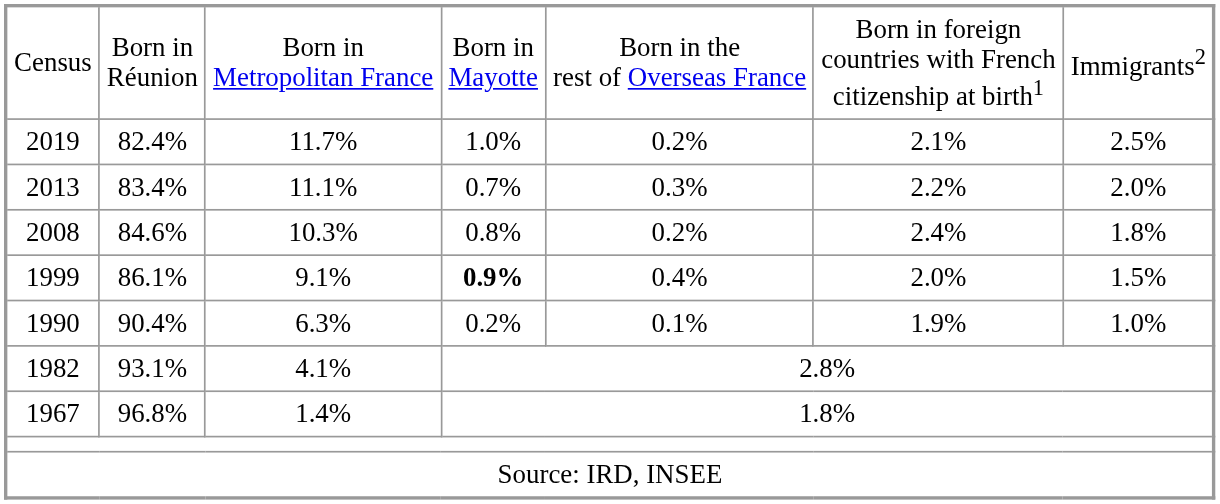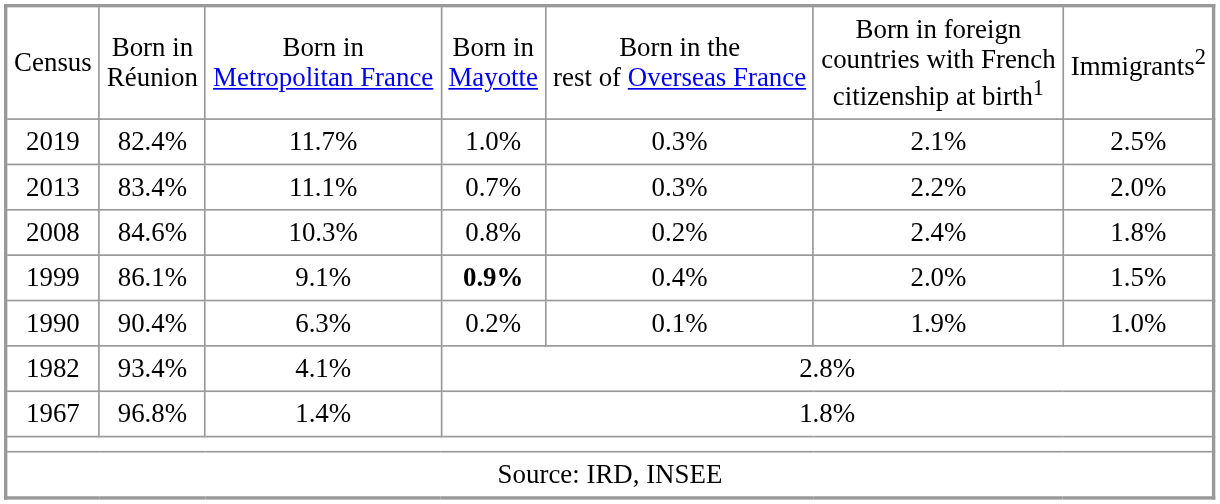(680, 141) 0.2% -> (680, 141) 0.3%
(152, 368) 93.1% -> (152, 368) 93.4%
